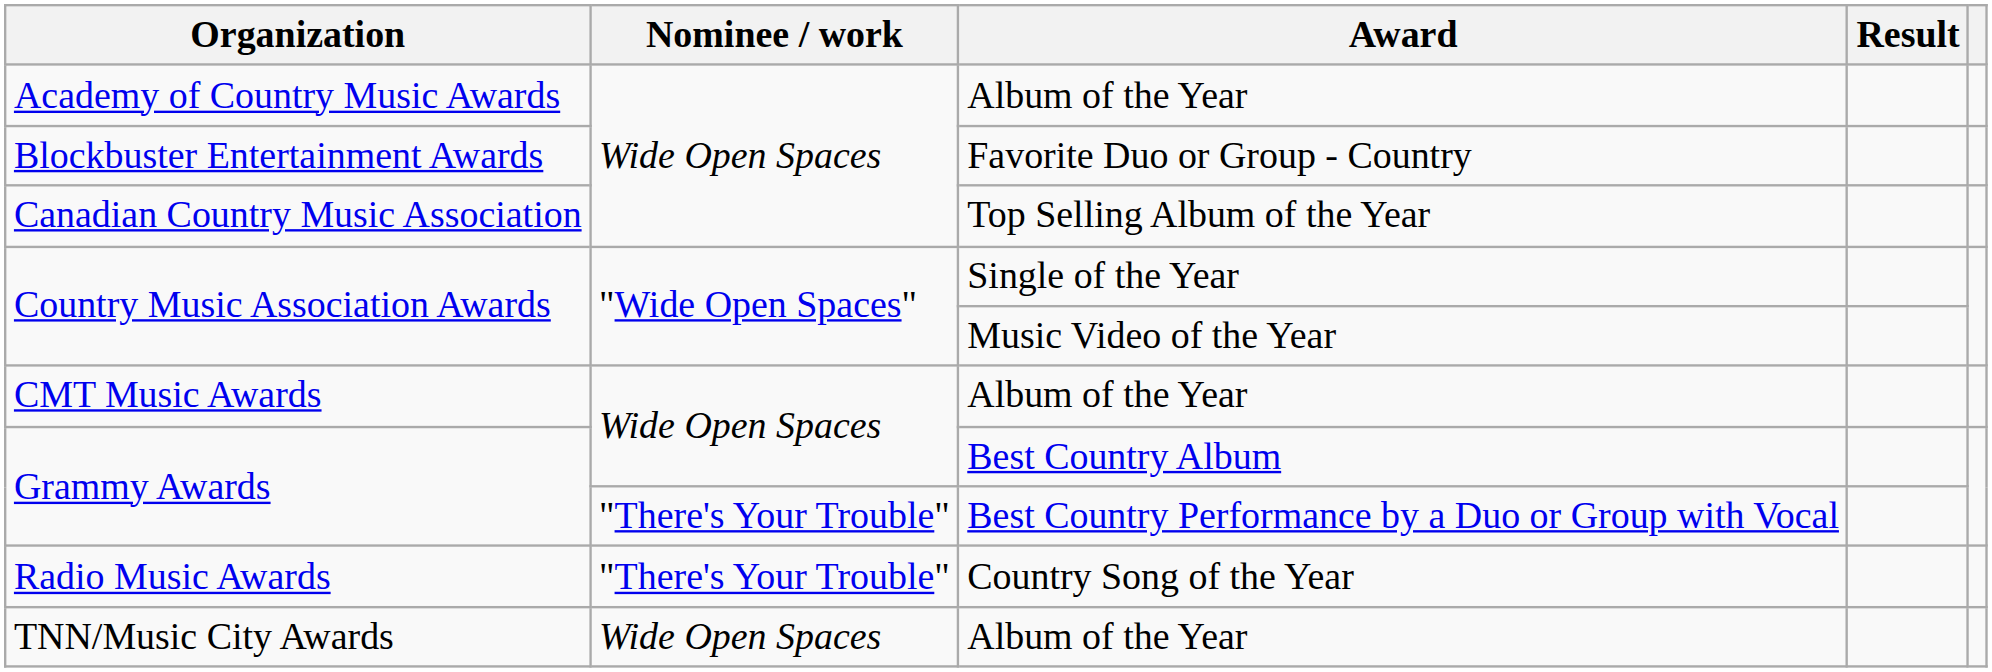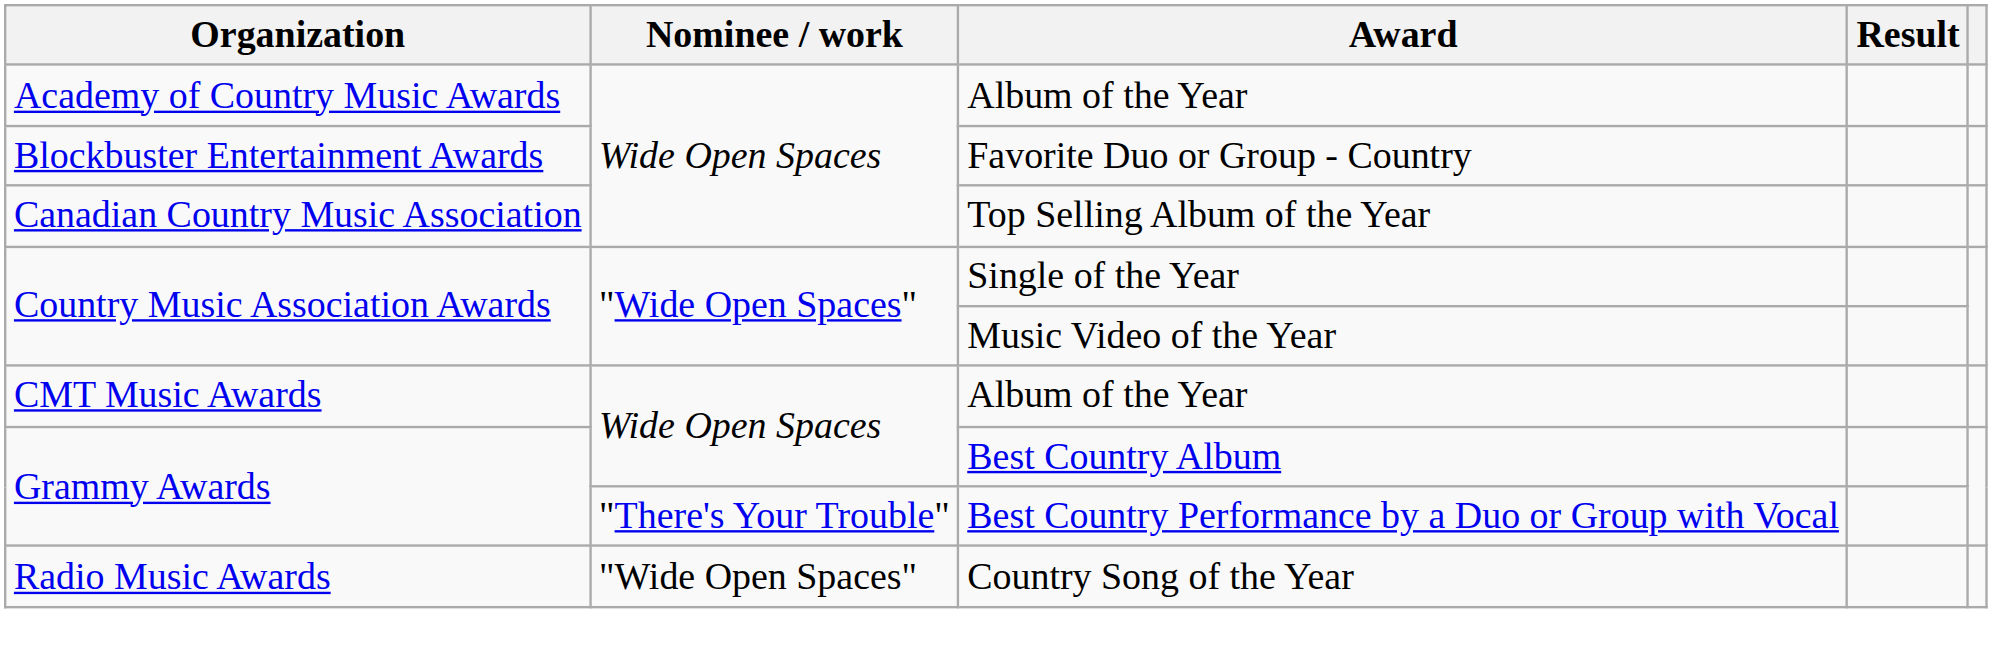(774, 575) "There's Your Trouble" -> (758, 575) "Wide Open Spaces"
- row: (204, 635)
